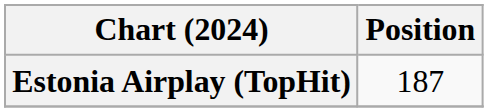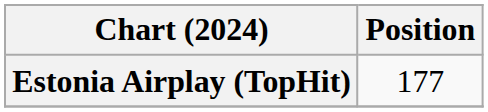(420, 80) 187 -> (420, 80) 177
